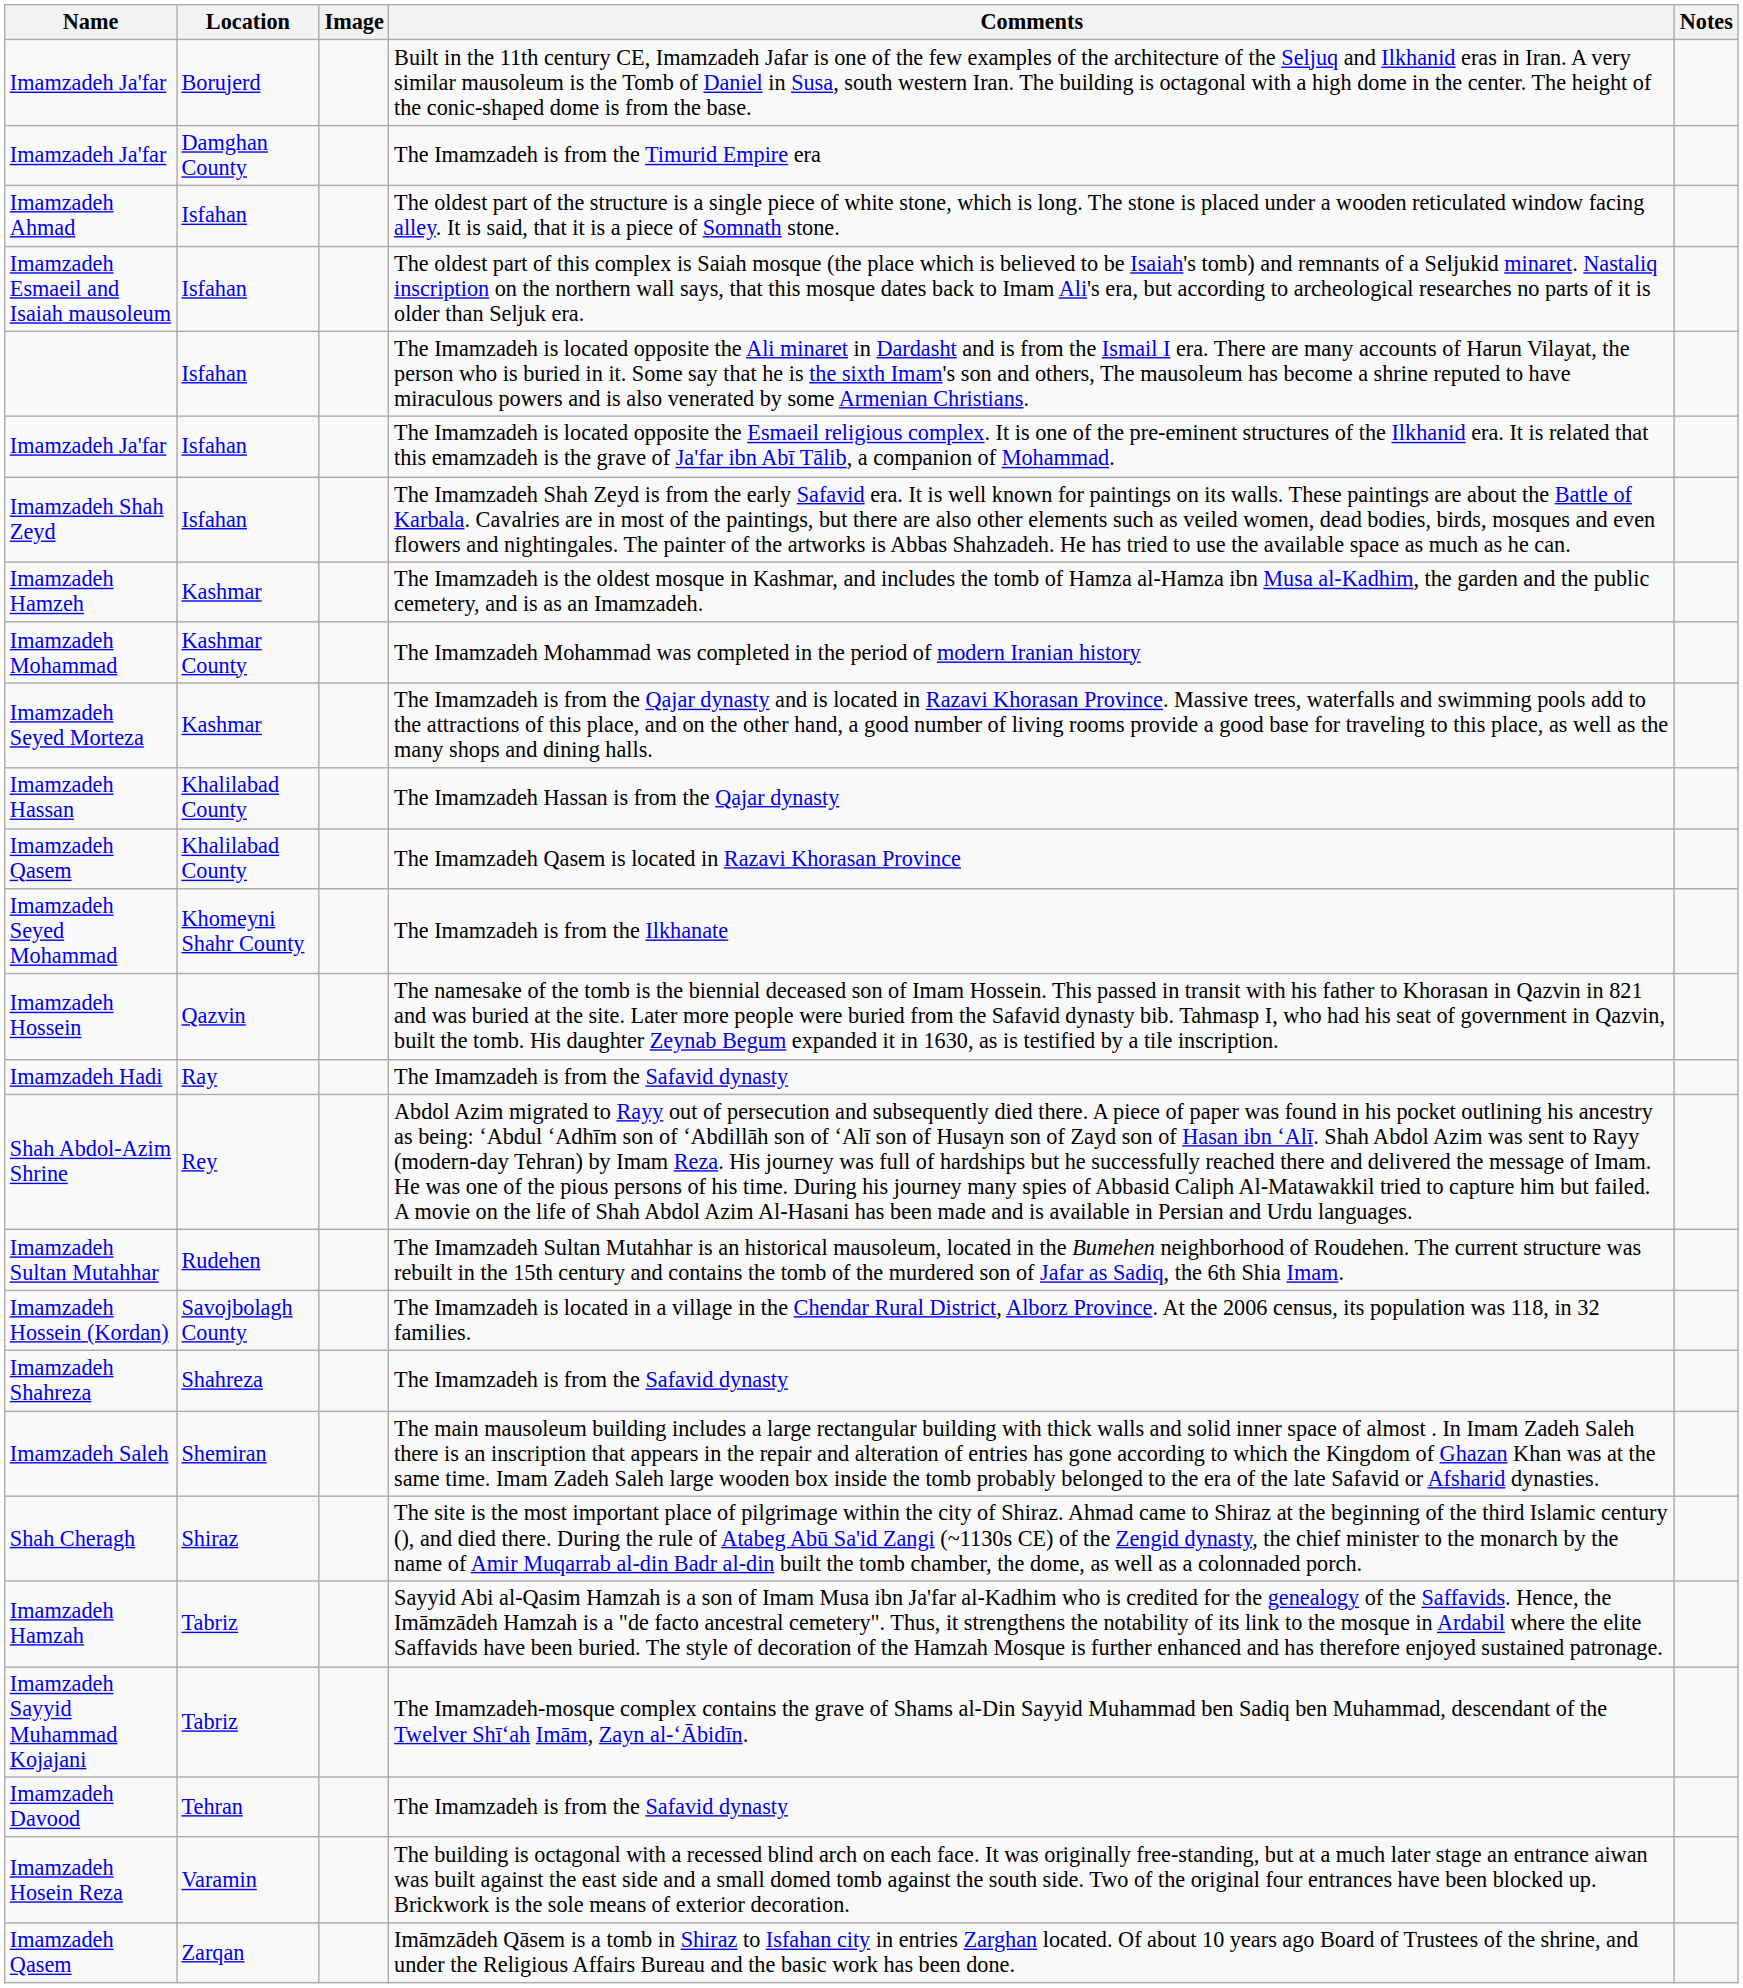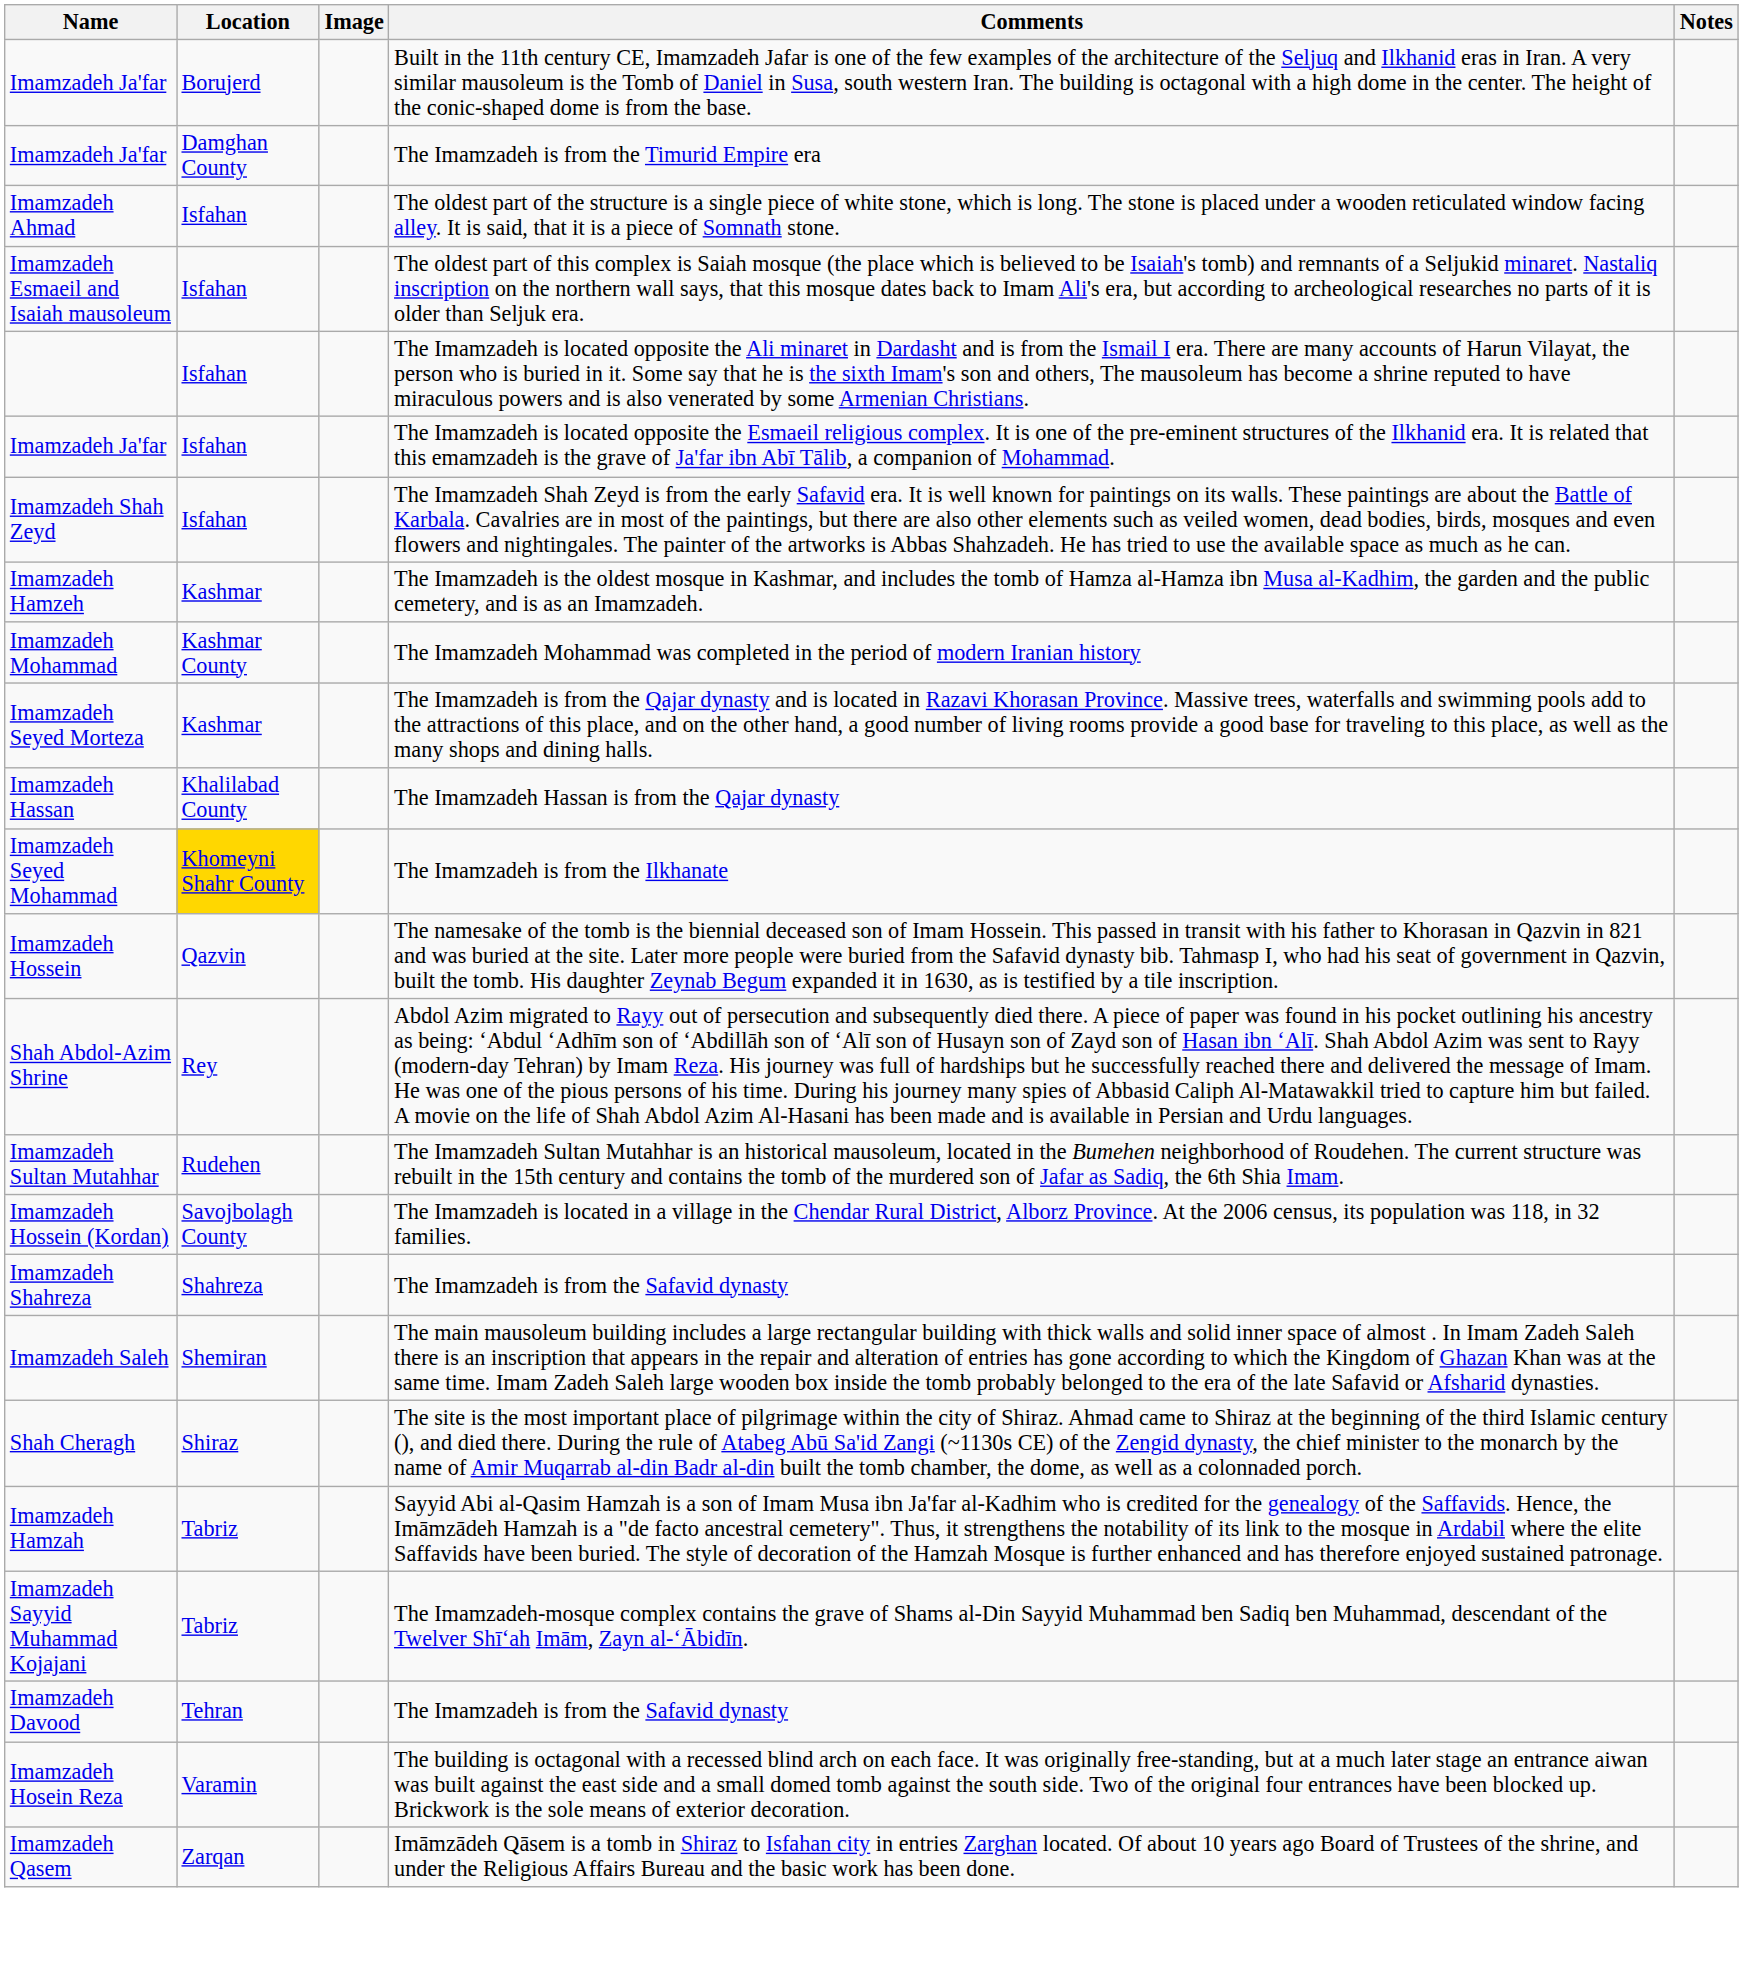- row: (62, 858)
(243, 931) no background -> (243, 870) gold background
- row: (86, 1076)
